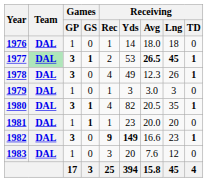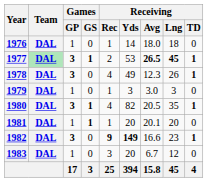(130, 122) 23 -> (130, 122) 20
(152, 122) 20.0 -> (152, 122) 20.1
(152, 153) 7.6 -> (152, 153) 6.7
